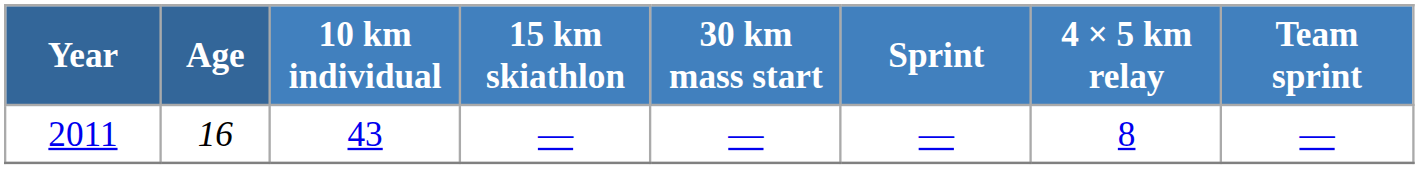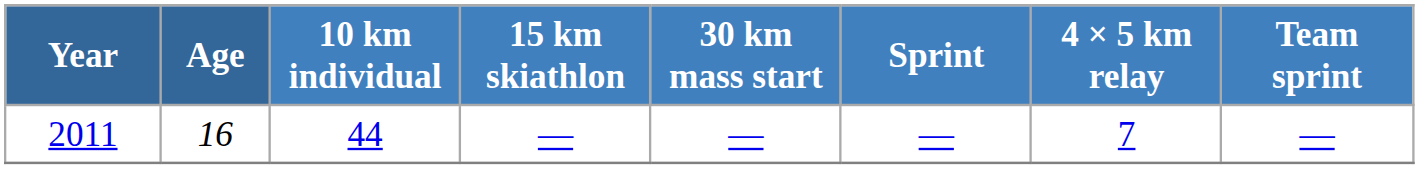(365, 133) 43 -> (365, 133) 44
(1127, 133) 8 -> (1127, 133) 7
